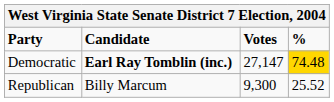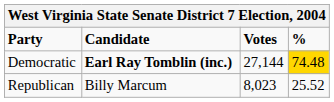(263, 62) 27,147 -> (263, 62) 27,144
(260, 85) 9,300 -> (260, 85) 8,023
